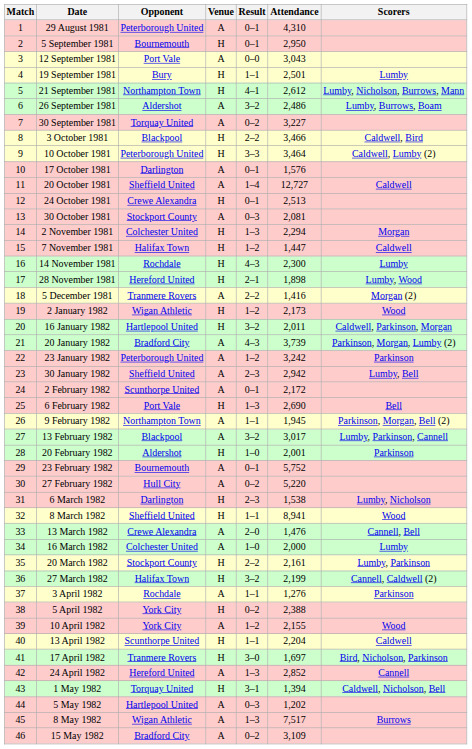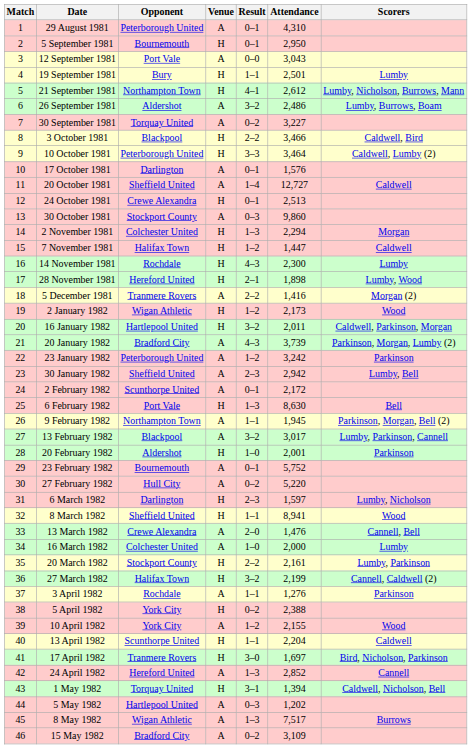(294, 216) 2,081 -> (294, 216) 9,860
(294, 405) 2,690 -> (294, 405) 8,630
(294, 500) 1,538 -> (294, 500) 1,597
